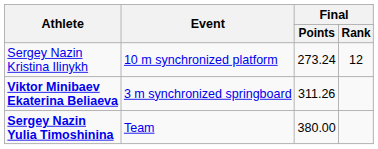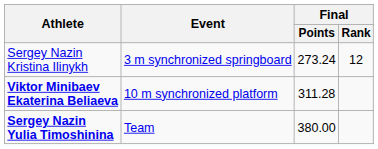(201, 60) 10 m synchronized platform -> (208, 60) 3 m synchronized springboard
(208, 94) 3 m synchronized springboard -> (201, 94) 10 m synchronized platform
(317, 94) 311.26 -> (317, 94) 311.28
